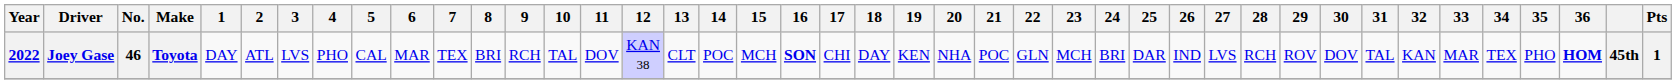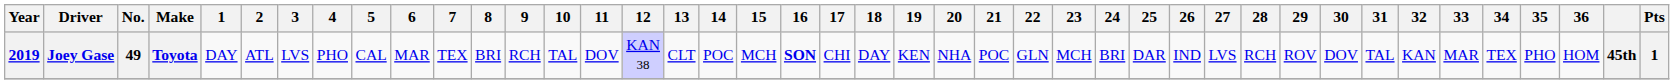(24, 54) 2022 -> (24, 54) 2019
(133, 54) 46 -> (133, 54) 49
(1583, 54) bold -> (1581, 54) normal
